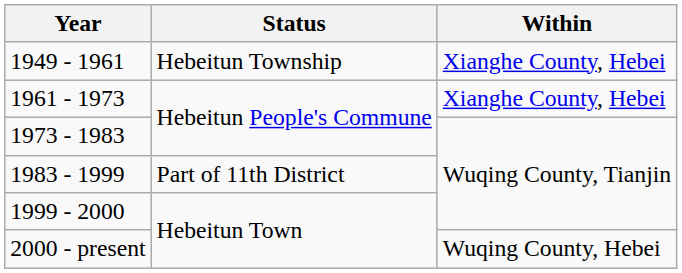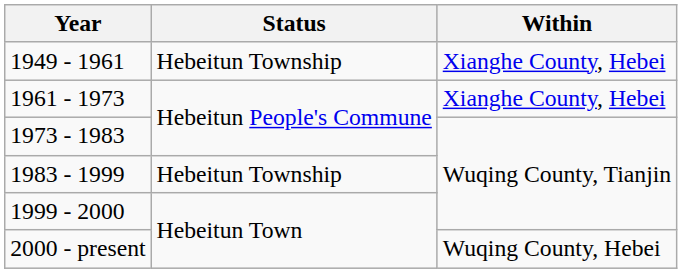(251, 173) Part of 11th District -> (249, 173) Hebeitun Township
